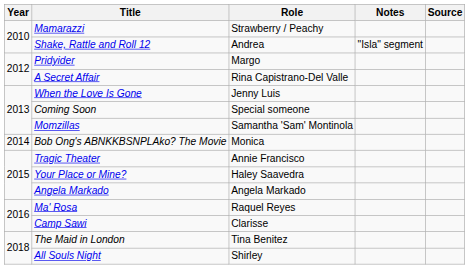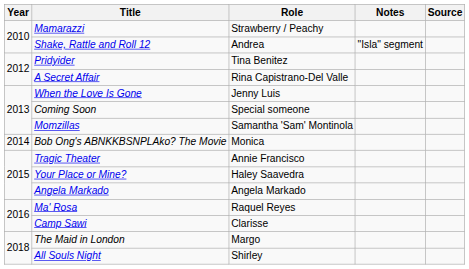(246, 61) Margo -> (259, 61) Tina Benitez
(259, 239) Tina Benitez -> (246, 239) Margo
